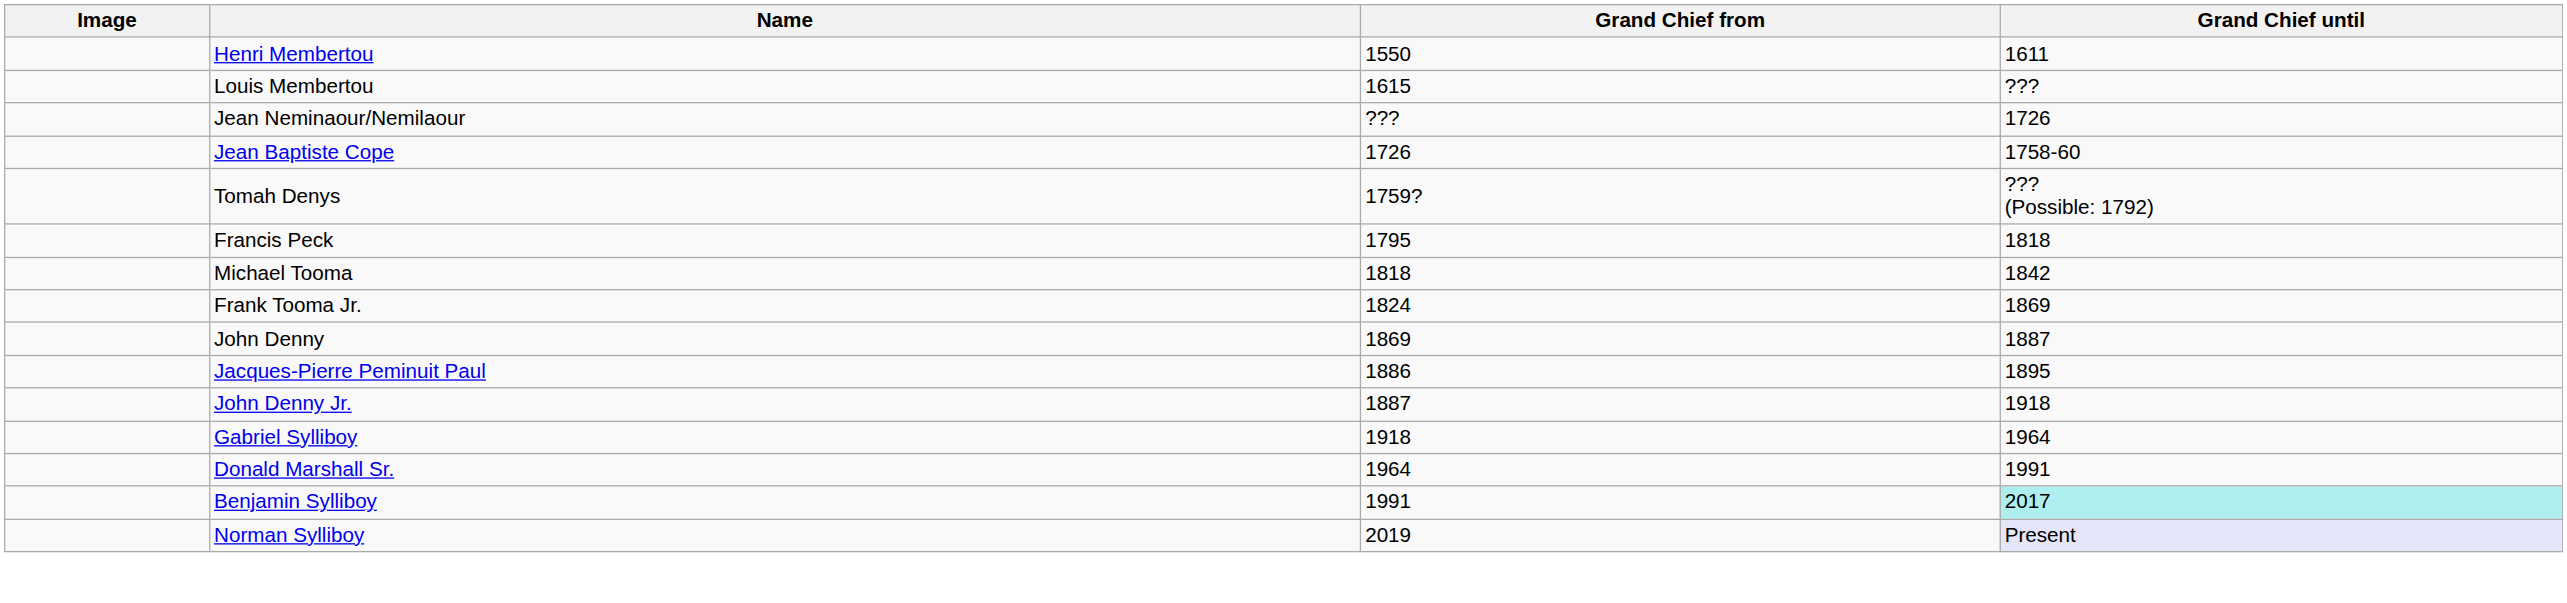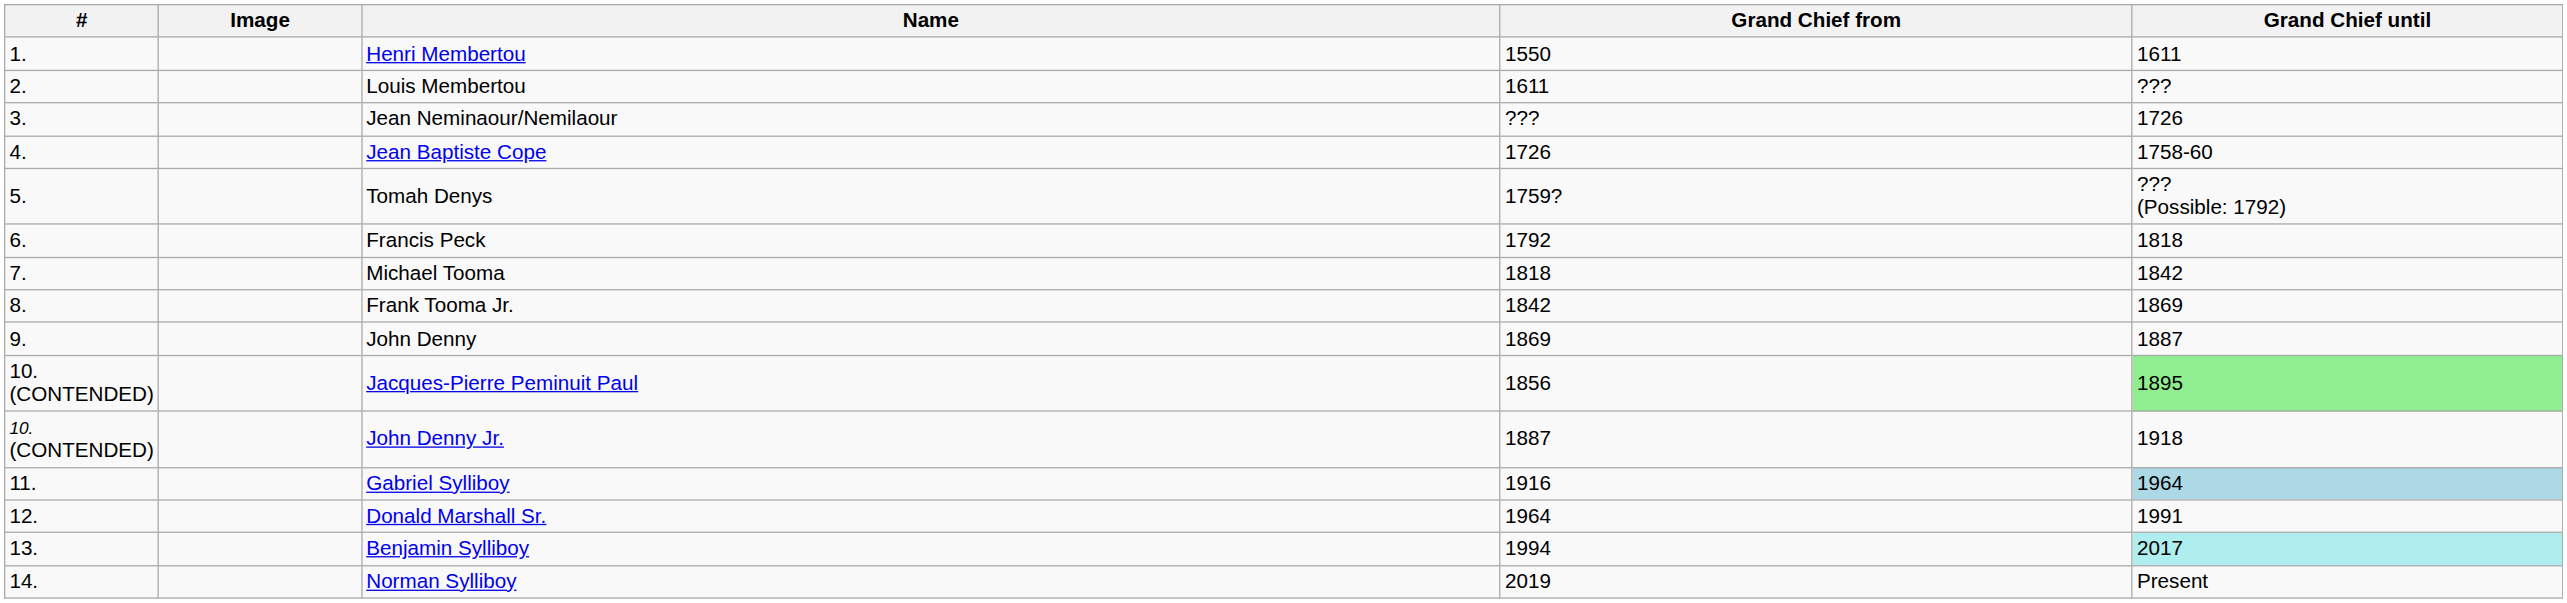+ column: (82, 20)
(1388, 86) 1615 -> (1527, 86) 1611
(1388, 240) 1795 -> (1528, 240) 1792
(1388, 305) 1824 -> (1528, 305) 1842
(1388, 371) 1886 -> (1528, 383) 1856
(2028, 371) no background -> (2160, 383) lightgreen background
(1388, 436) 1918 -> (1528, 483) 1916
(2028, 436) no background -> (2160, 483) lightblue background
(1388, 502) 1991 -> (1528, 548) 1994
(2040, 535) lavender background -> (2173, 581) no background
